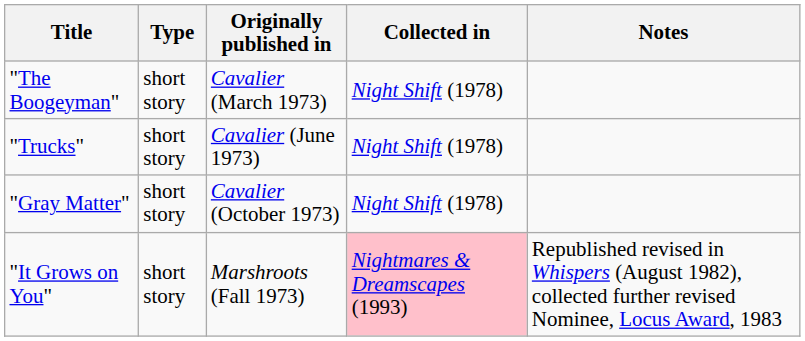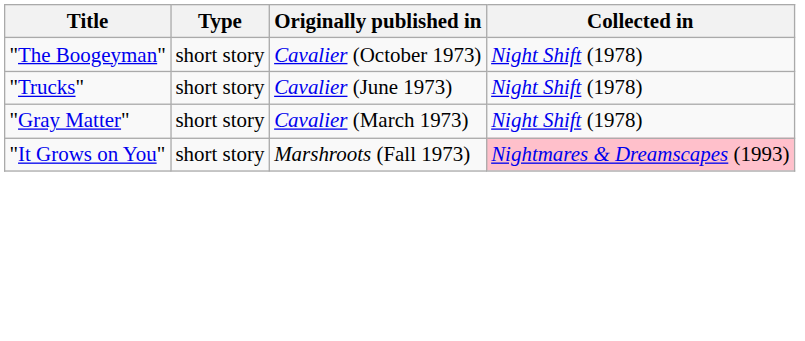- column: (663, 32)
(269, 89) Cavalier (March 1973) -> (378, 54) Cavalier (October 1973)
(275, 203) Cavalier (October 1973) -> (371, 120) Cavalier (March 1973)
